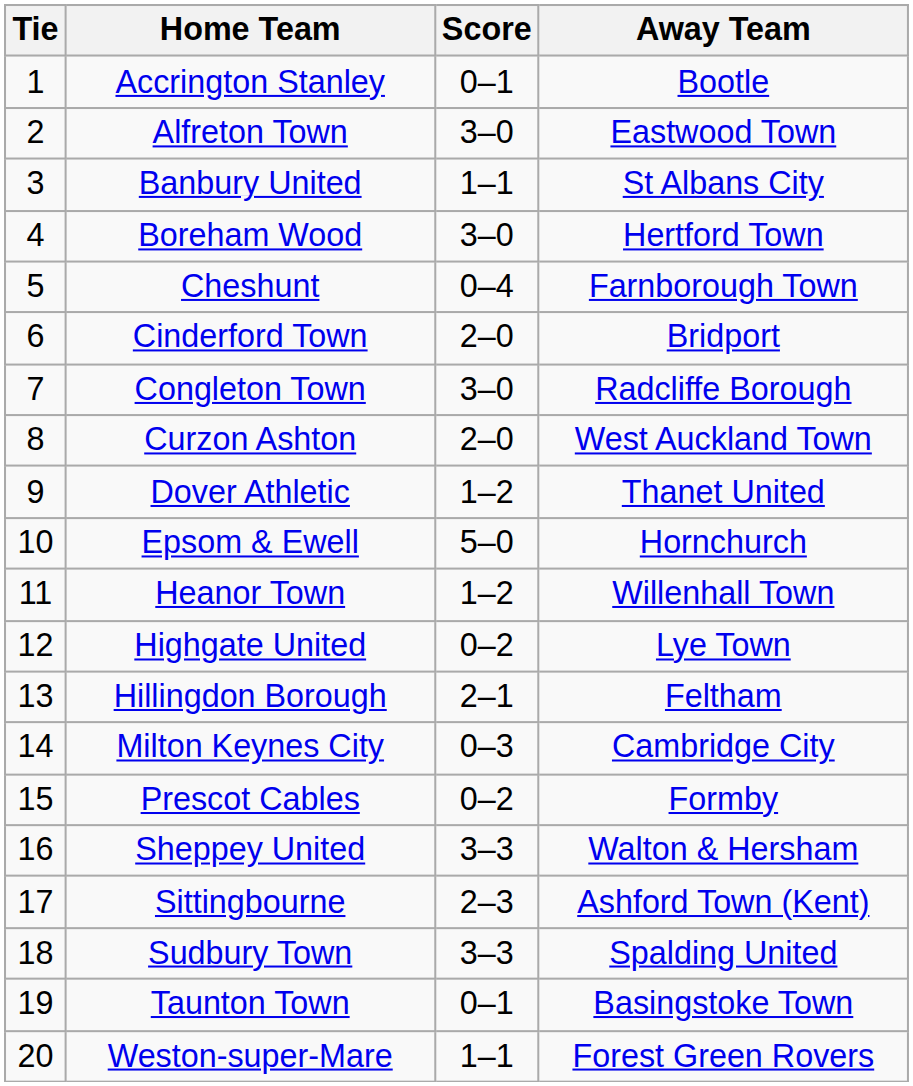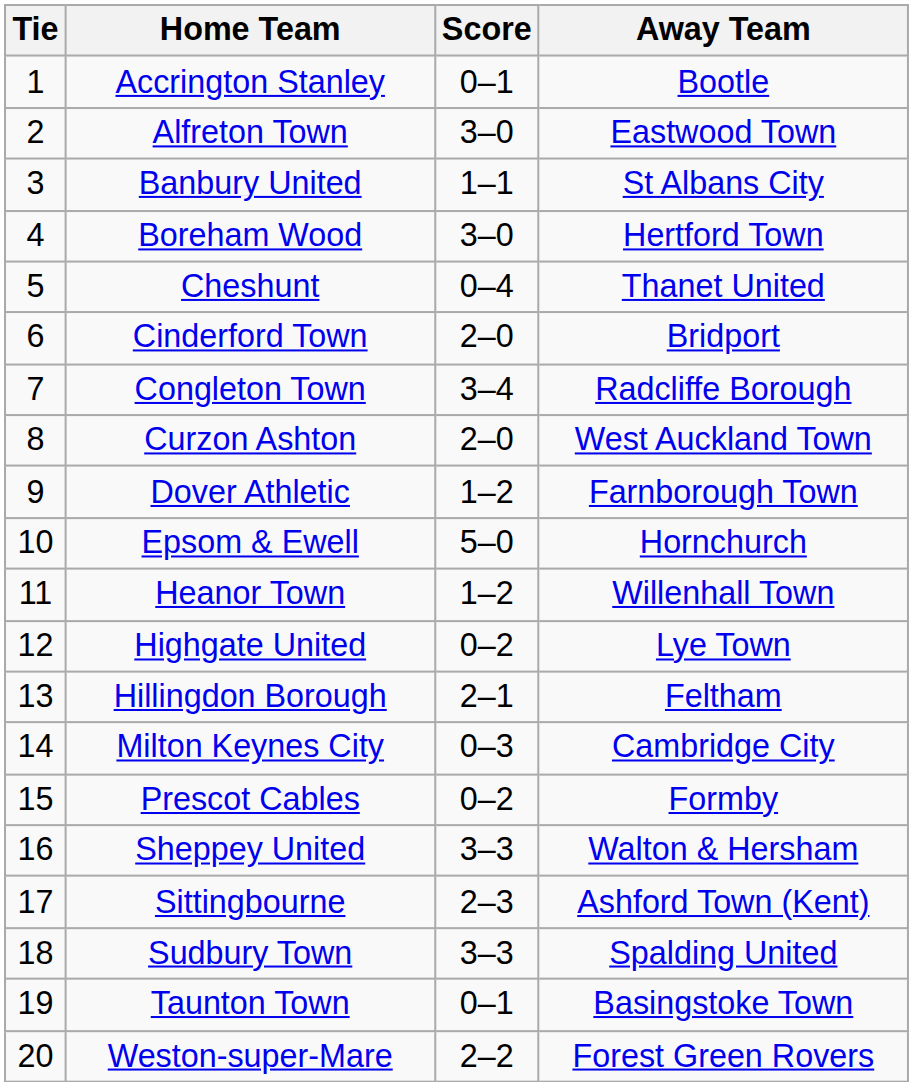(723, 286) Farnborough Town -> (723, 286) Thanet United
(487, 388) 3–0 -> (487, 388) 3–4
(723, 491) Thanet United -> (723, 491) Farnborough Town
(487, 1055) 1–1 -> (487, 1055) 2–2
